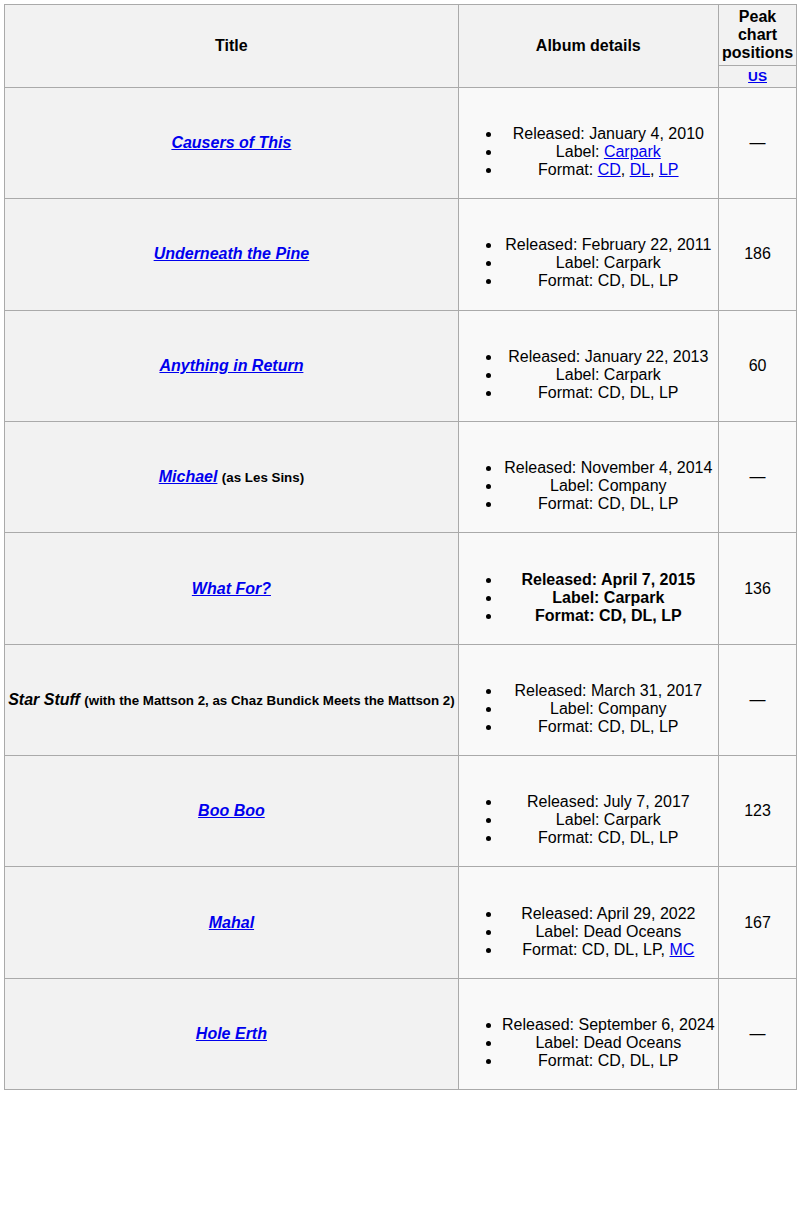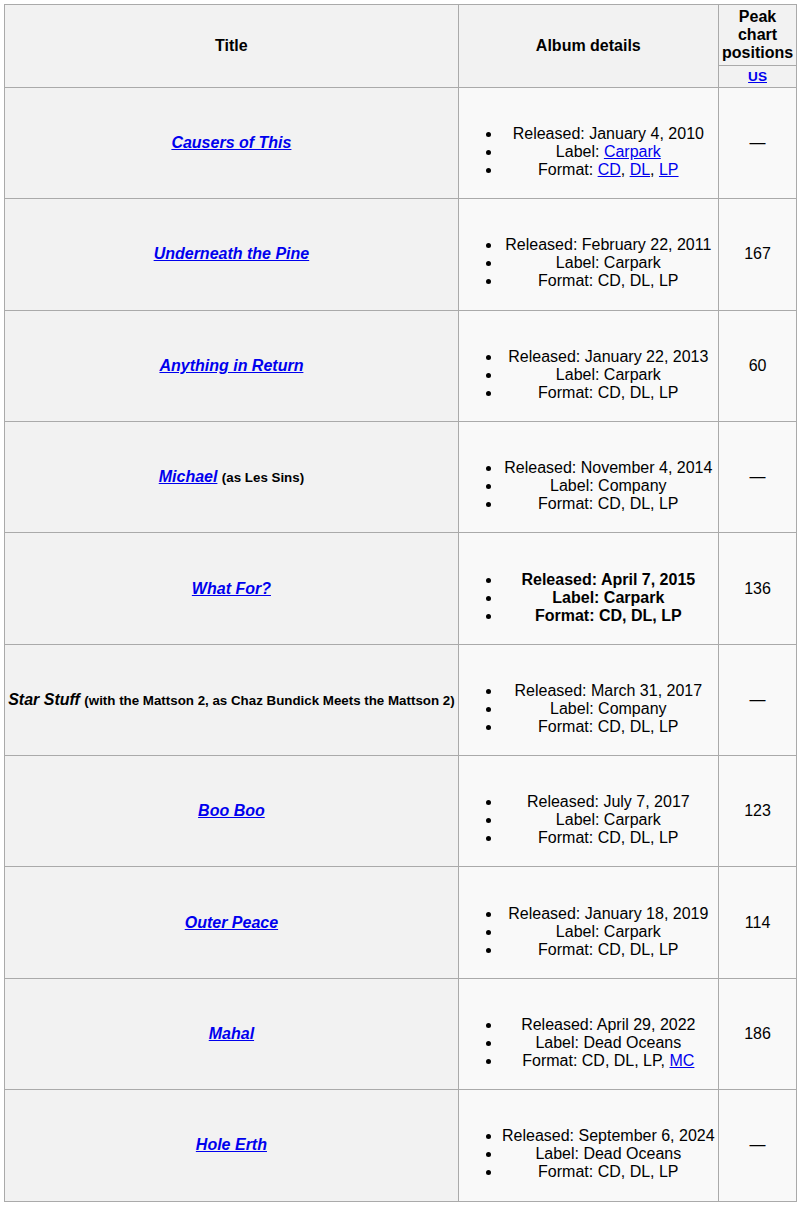(758, 254) 186 -> (758, 254) 167
+ row: (231, 922)
(758, 922) 167 -> (758, 1034) 186
